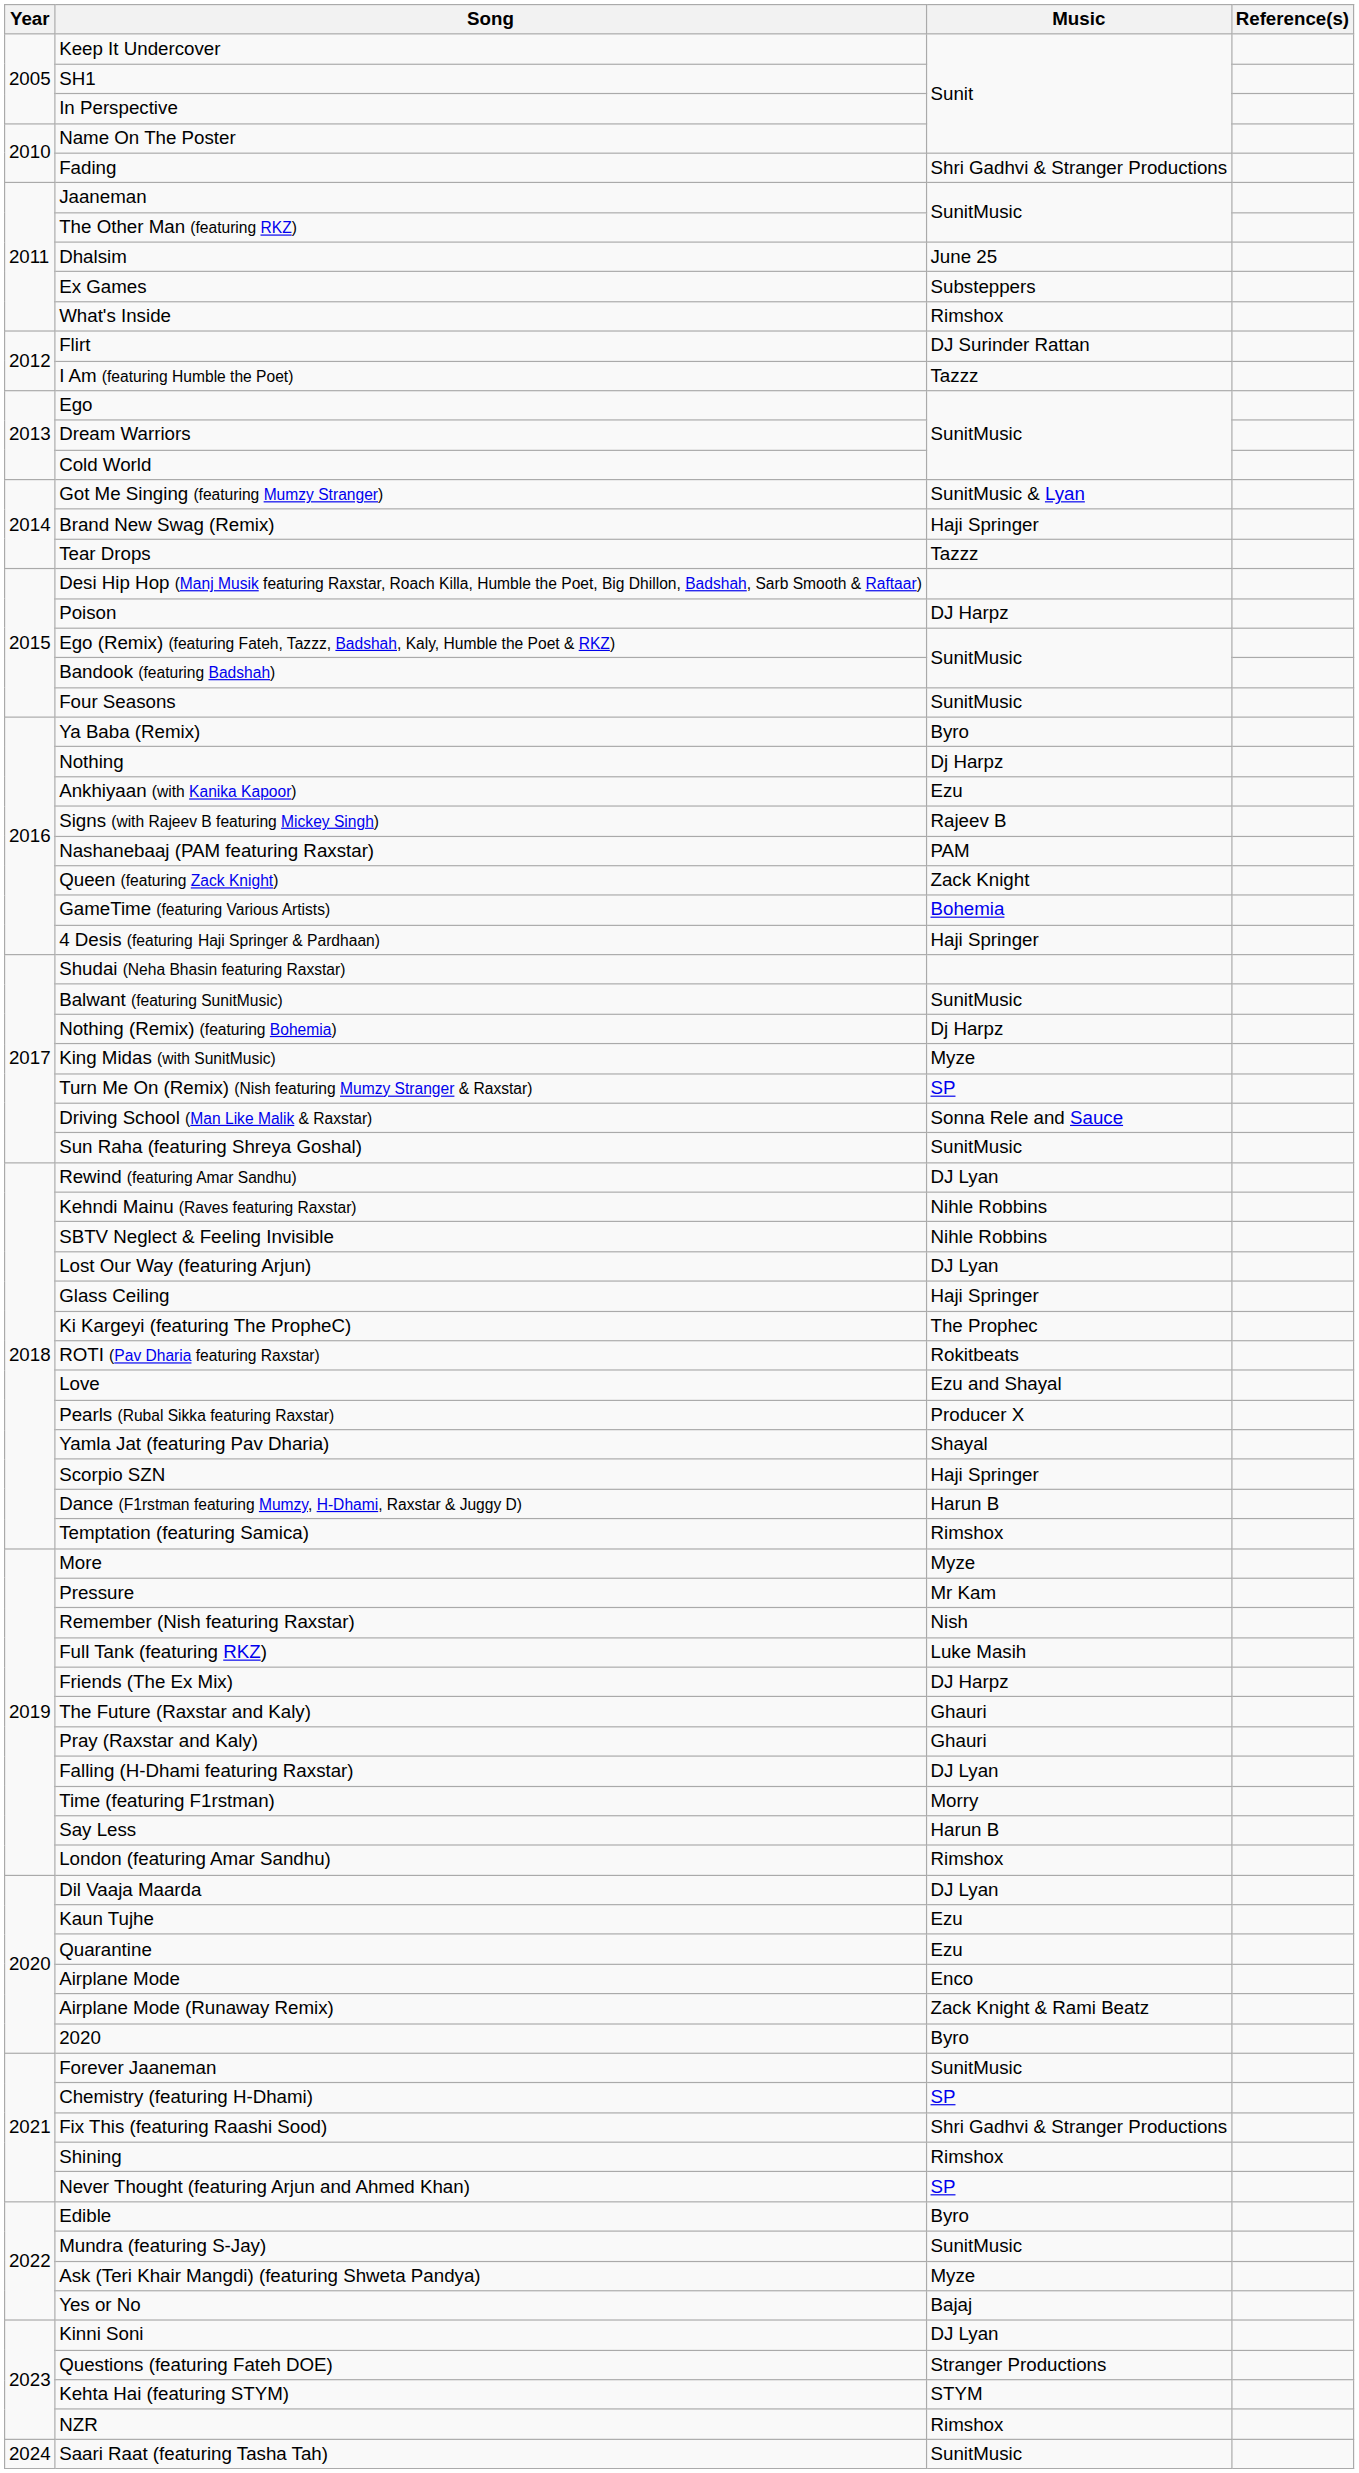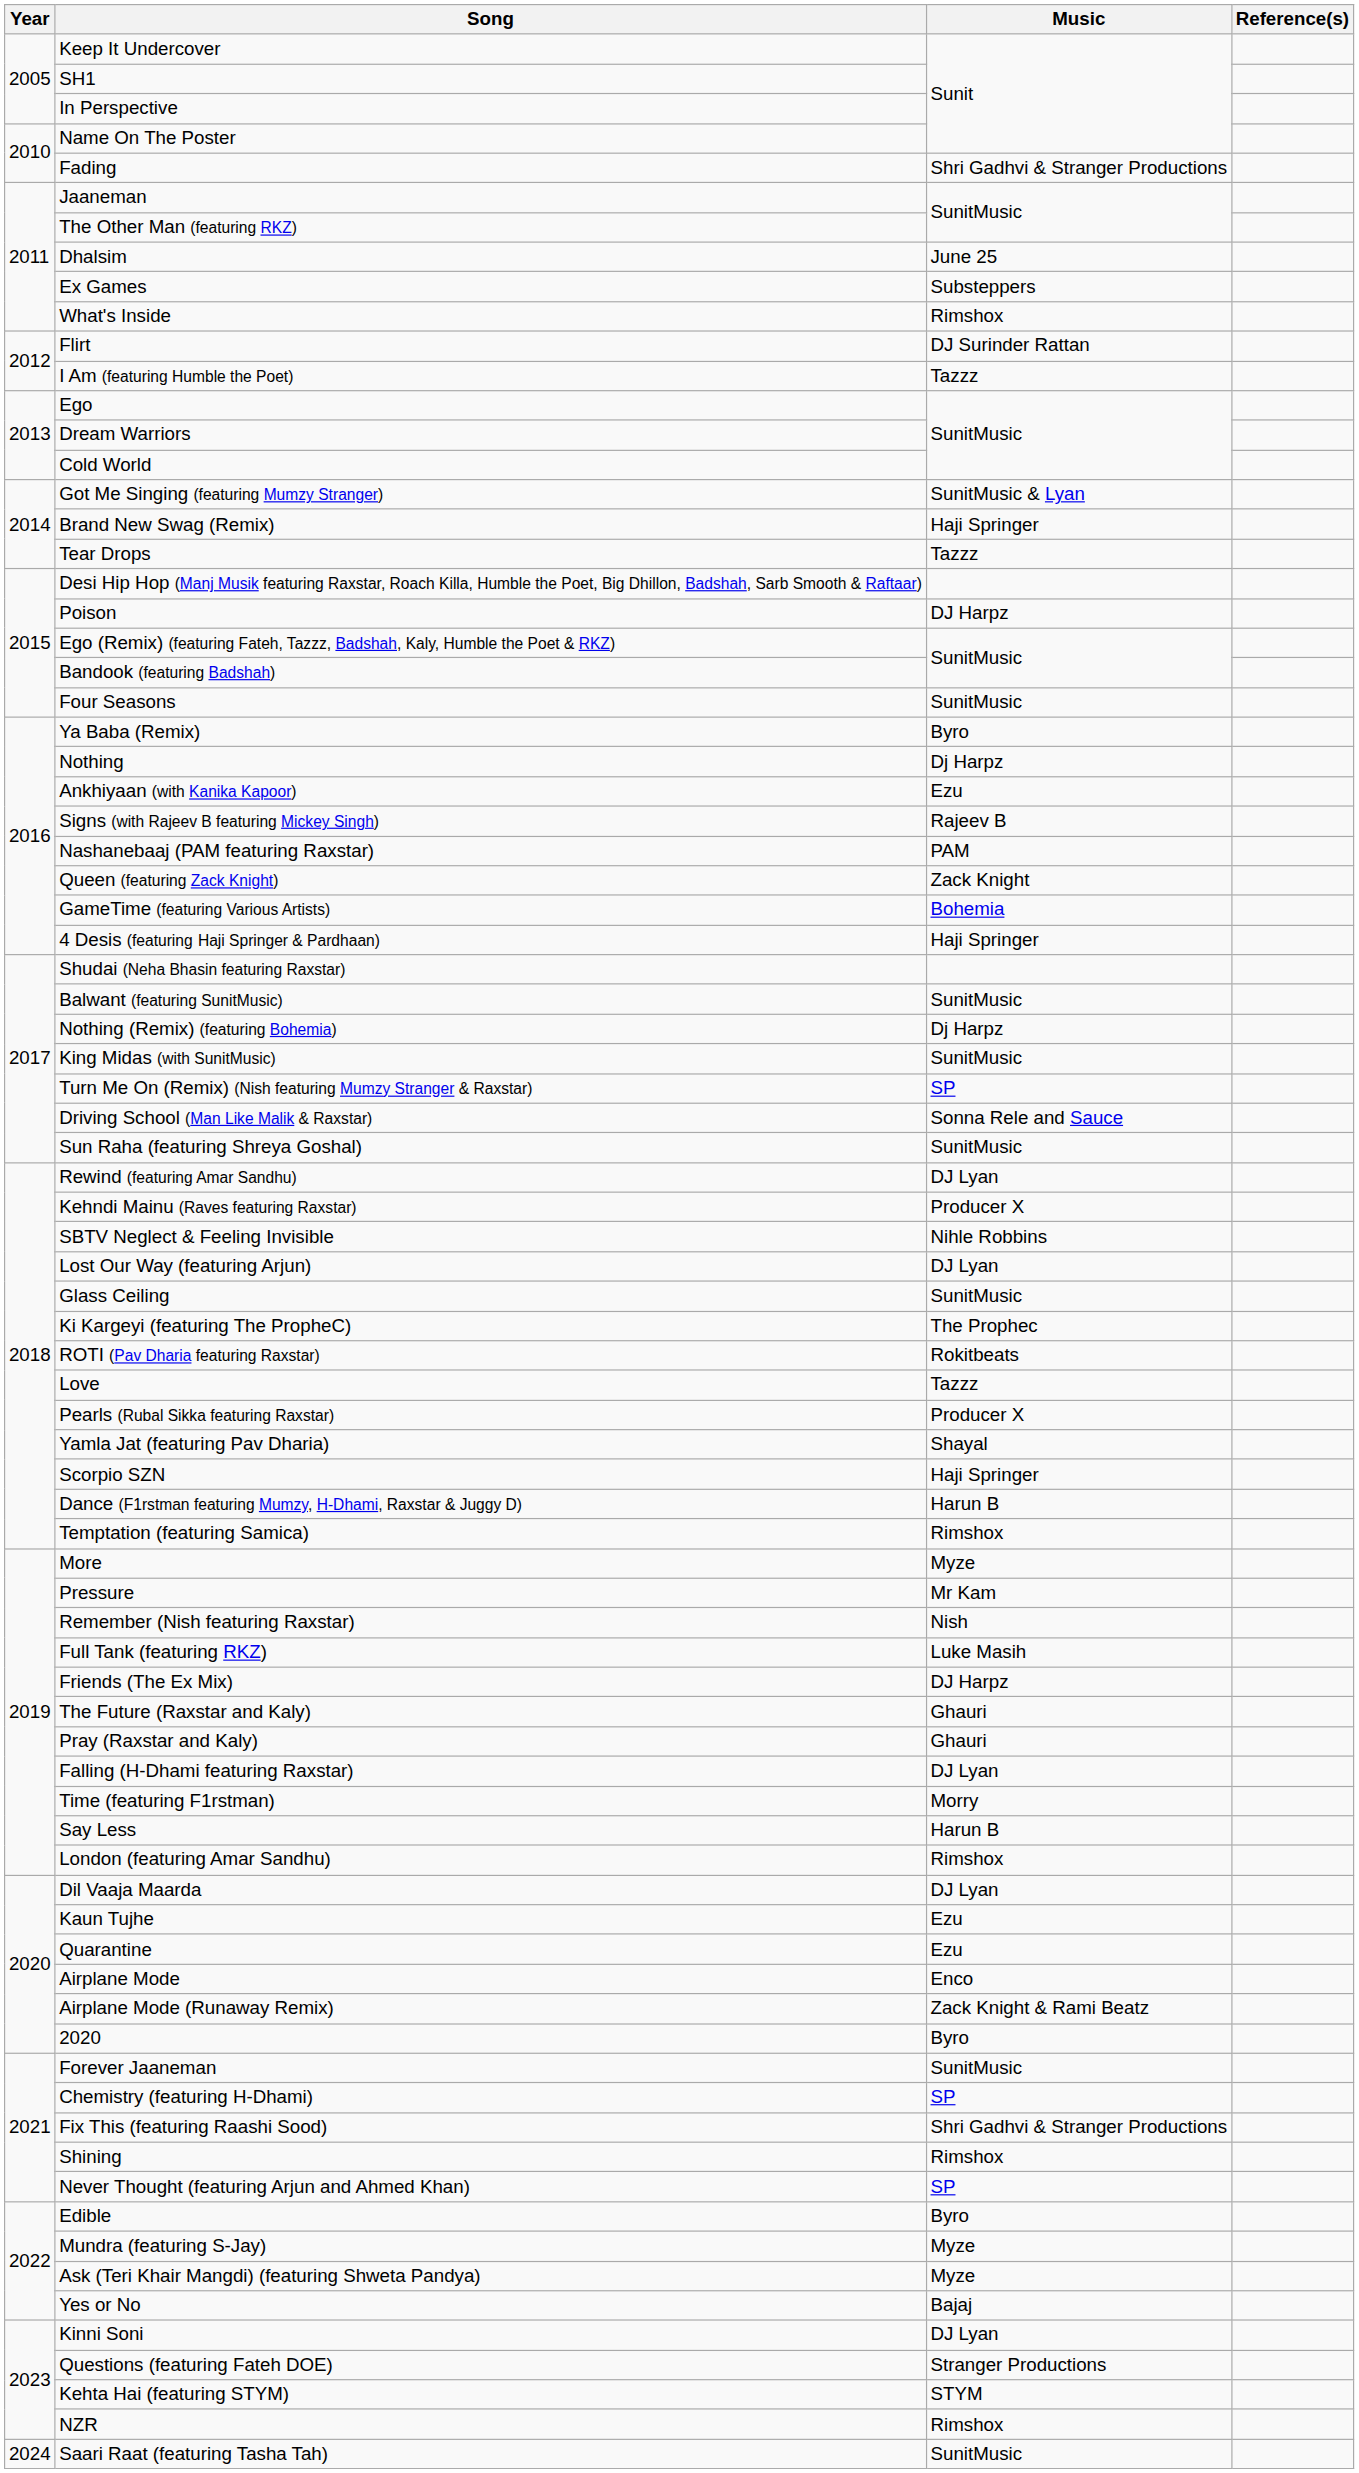(953, 1058) Myze -> (976, 1058) SunitMusic
(989, 1206) Nihle Robbins -> (977, 1206) Producer X
(985, 1295) Haji Springer -> (976, 1295) SunitMusic
(996, 1385) Ezu and Shayal -> (954, 1385) Tazzz
(976, 2246) SunitMusic -> (953, 2246) Myze
